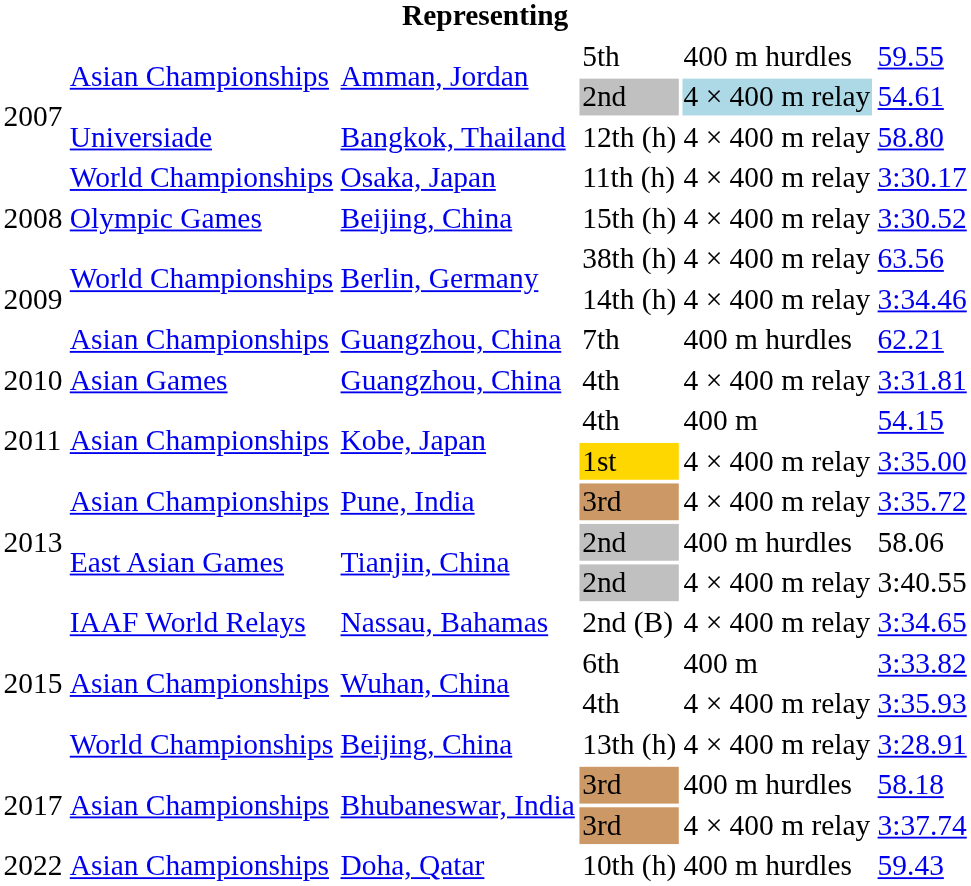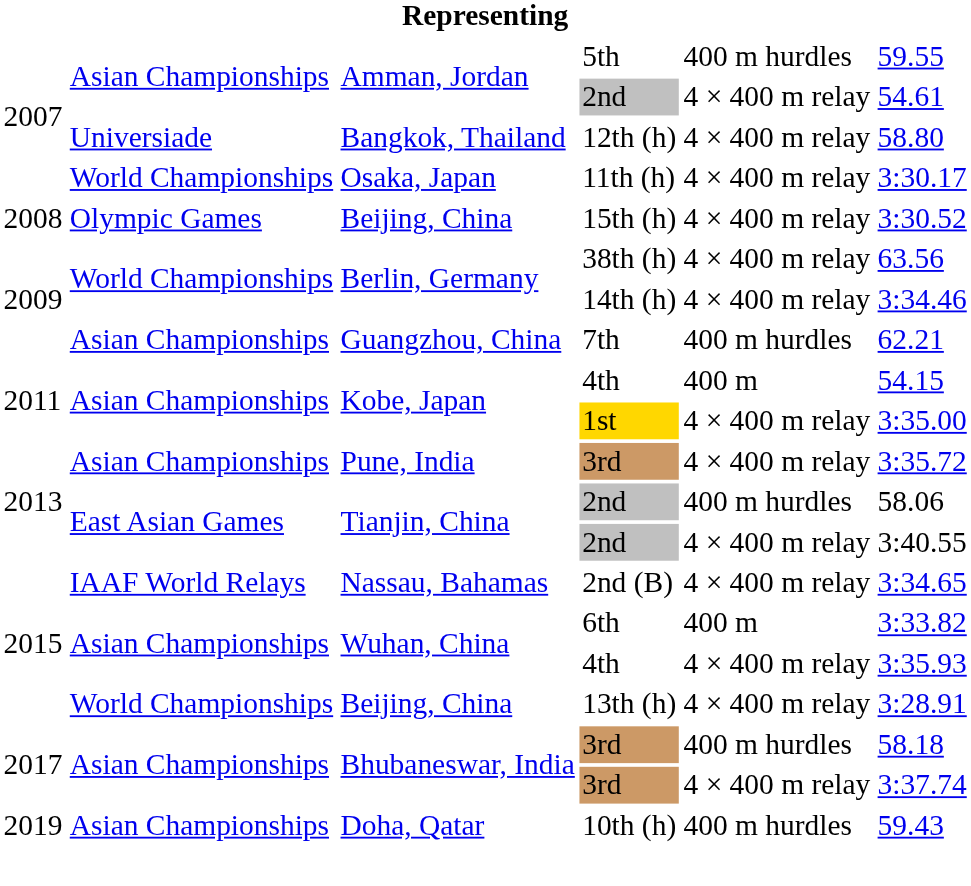(777, 96) lightblue background -> (777, 96) no background
- row: (451, 379)
(33, 865) 2022 -> (33, 825) 2019
